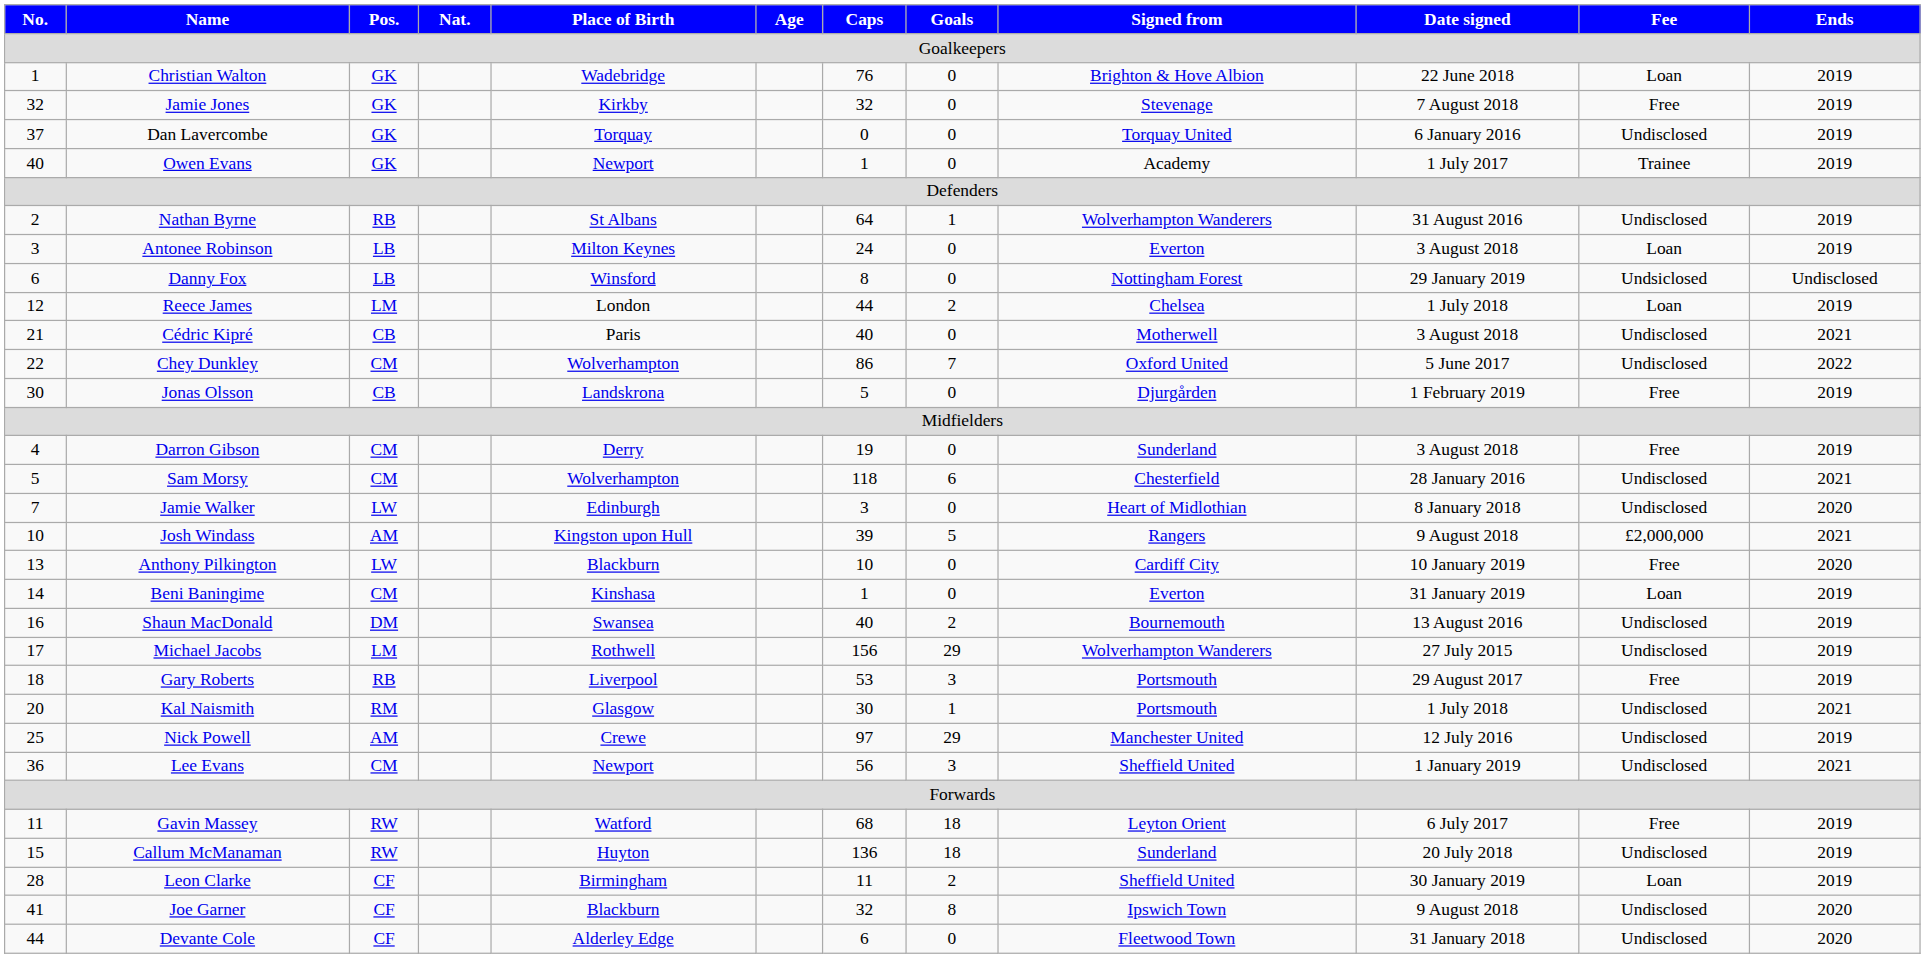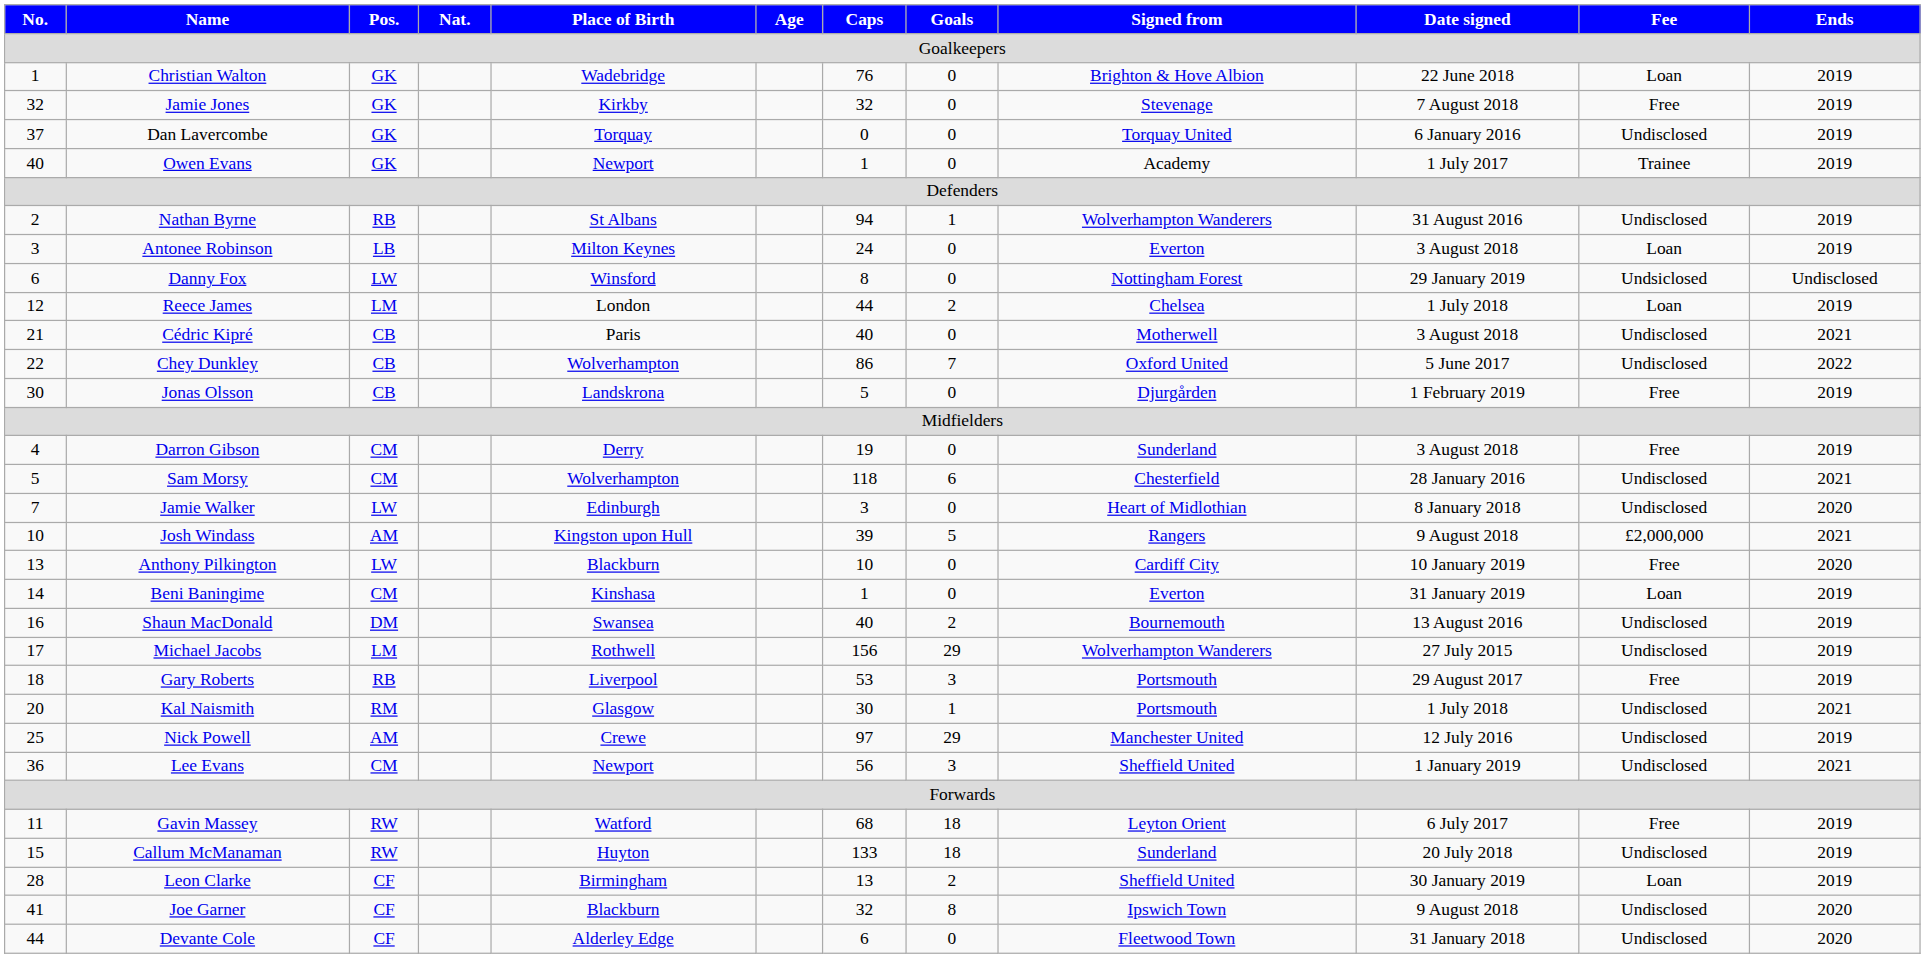(864, 220) 64 -> (864, 220) 94
(384, 277) LB -> (384, 277) LW
(384, 364) CM -> (384, 364) CB
(864, 852) 136 -> (864, 852) 133
(864, 881) 11 -> (864, 881) 13
